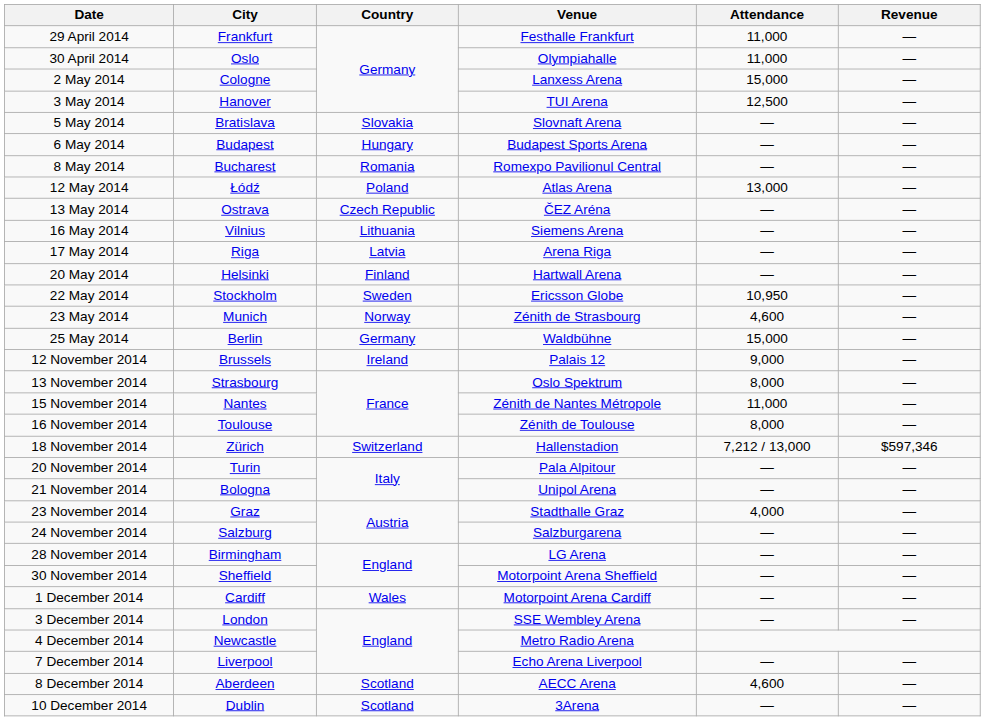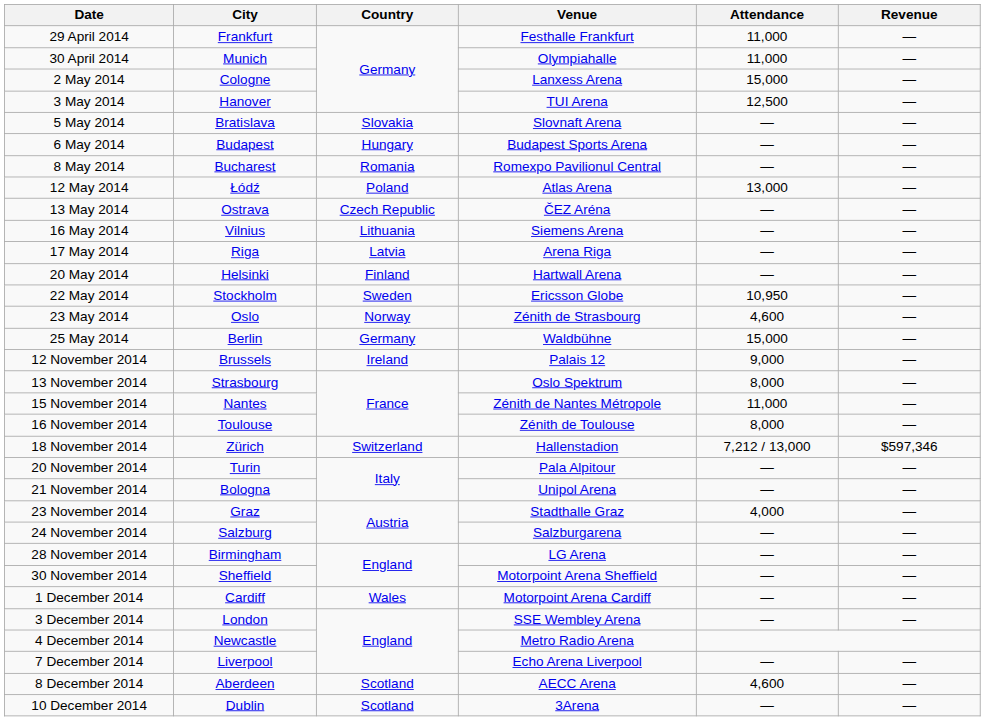(245, 58) Oslo -> (245, 58) Munich
(245, 317) Munich -> (245, 317) Oslo
